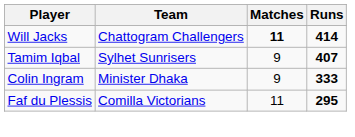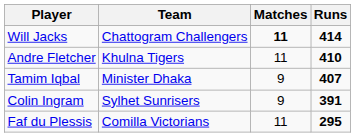+ row: (52, 57)
(147, 57) Sylhet Sunrisers -> (147, 79) Minister Dhaka
(143, 79) Minister Dhaka -> (151, 100) Sylhet Sunrisers
(327, 79) 333 -> (331, 100) 391
